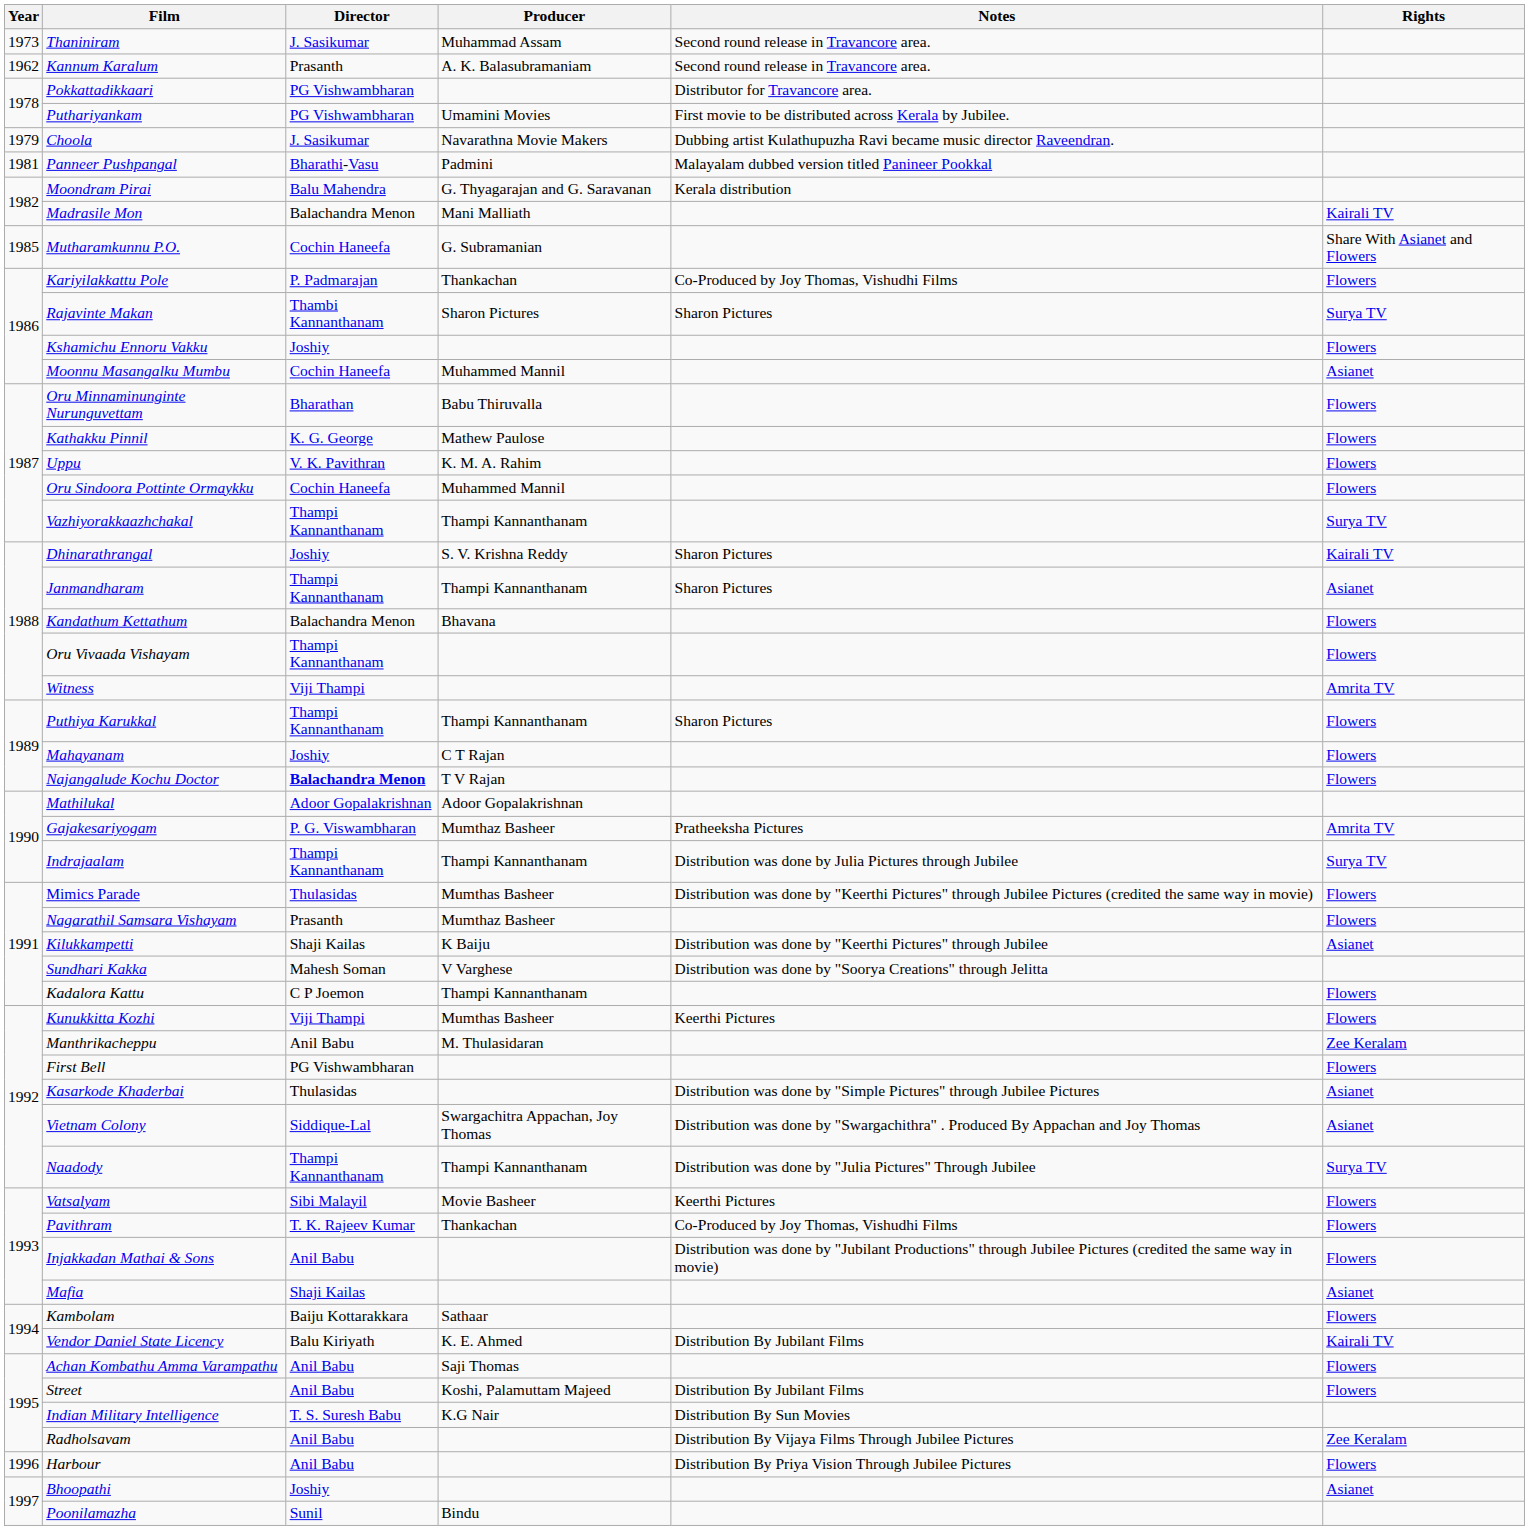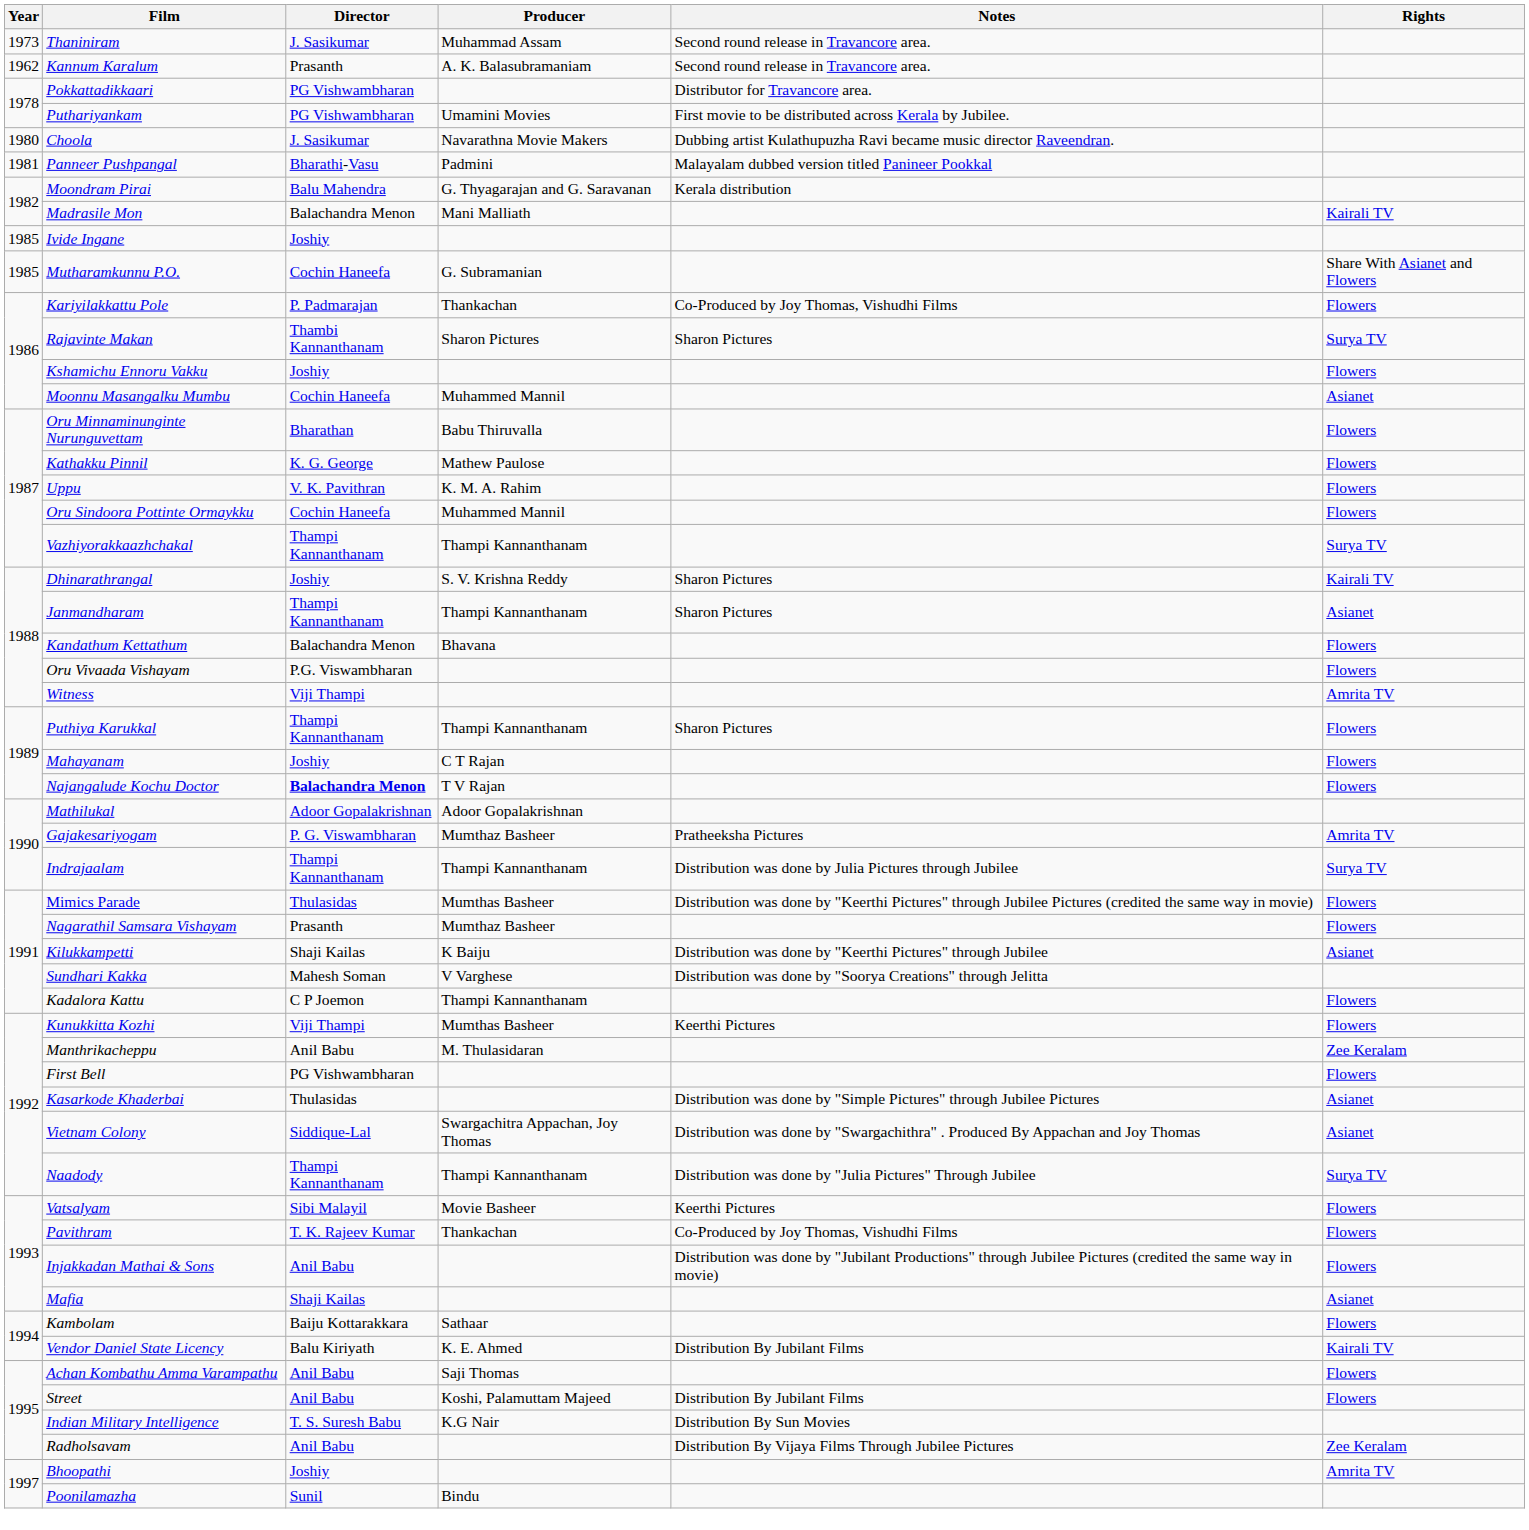(24, 139) 1979 -> (24, 139) 1980
+ row: (85, 238)
(337, 654) Thampi Kannanthanam -> (351, 670) P.G. Viswambharan
- row: (73, 1464)
(1350, 1488) Asianet -> (1360, 1471) Amrita TV
